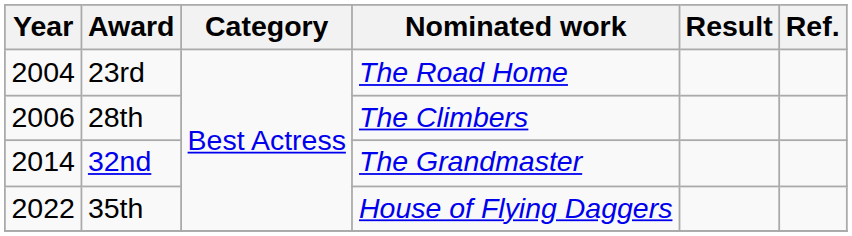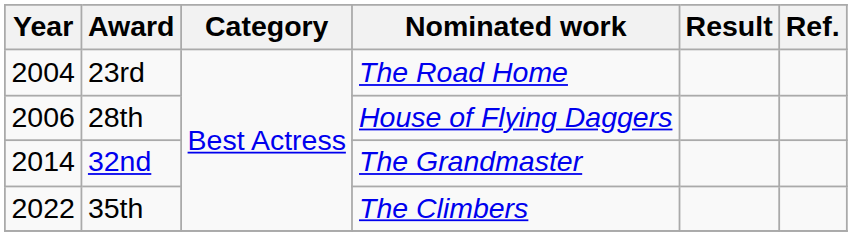(444, 117) The Climbers -> (516, 117) House of Flying Daggers
(516, 207) House of Flying Daggers -> (444, 207) The Climbers
